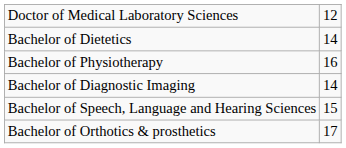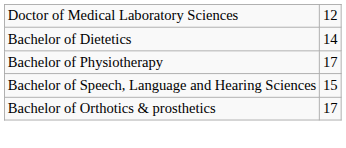(330, 62) 16 -> (330, 62) 17
- row: (101, 85)
